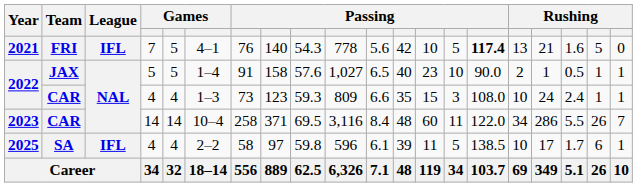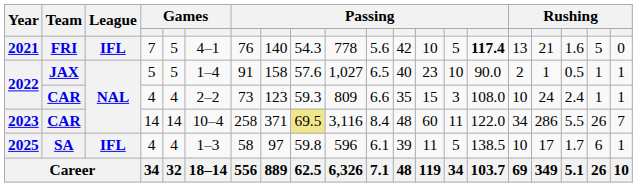(208, 96) 1–3 -> (208, 96) 2–2
(308, 121) no background -> (308, 121) khaki background
(208, 145) 2–2 -> (208, 145) 1–3
